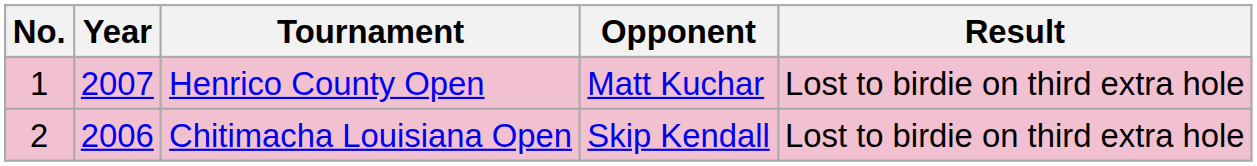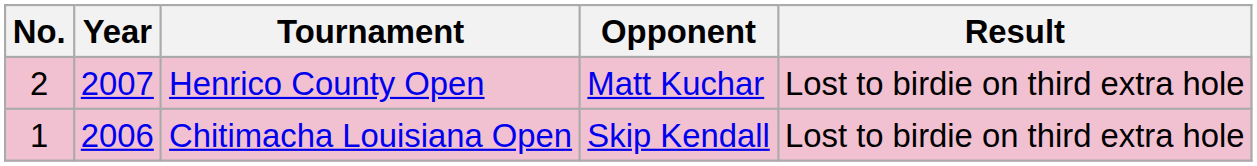(39, 83) 1 -> (39, 83) 2
(39, 135) 2 -> (39, 135) 1
